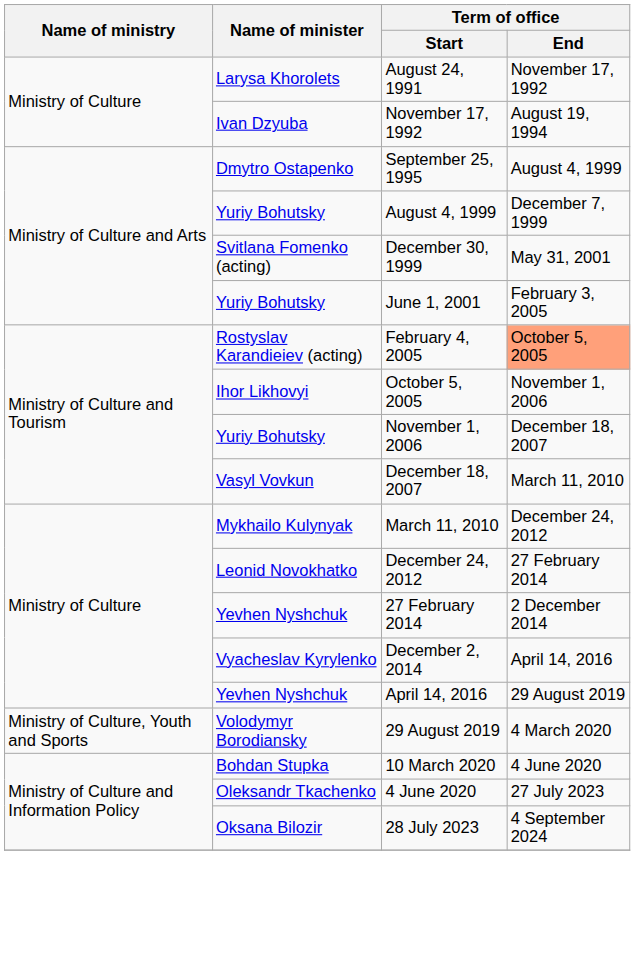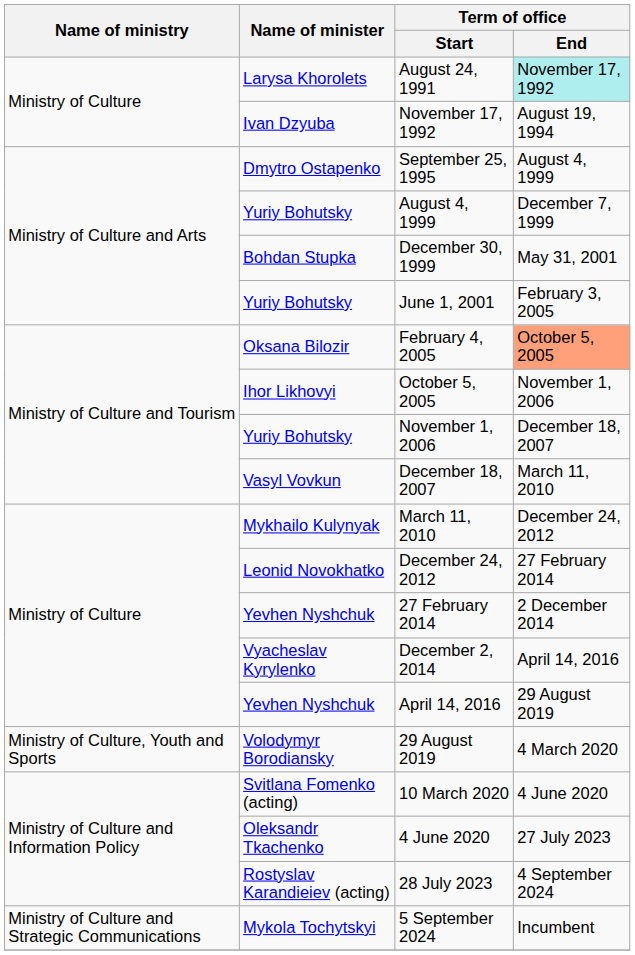(562, 79) no background -> (569, 79) paleturquoise background
(282, 257) Svitlana Fomenko (acting) -> (299, 257) Bohdan Stupka
(289, 347) Rostyslav Karandieiev (acting) -> (296, 347) Oksana Bilozir
(272, 766) Bohdan Stupka -> (309, 793) Svitlana Fomenko (acting)
(269, 827) Oksana Bilozir -> (316, 883) Rostyslav Karandieiev (acting)
+ row: (446, 927)
